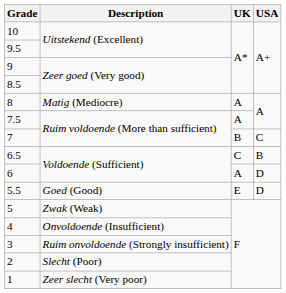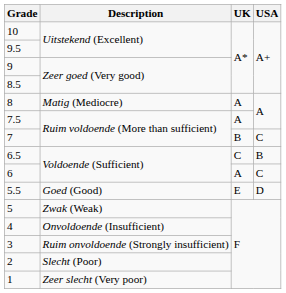(260, 173) D -> (260, 173) C
